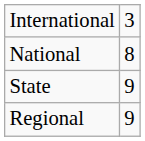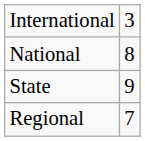(130, 119) 9 -> (130, 119) 7
